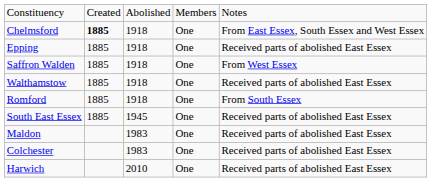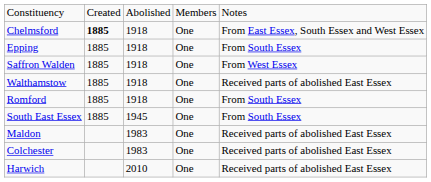(307, 47) Received parts of abolished East Essex -> (261, 47) From South Essex
(307, 116) Received parts of abolished East Essex -> (261, 116) From South Essex
